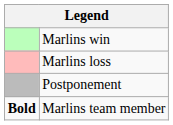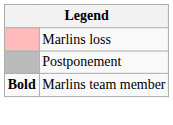- row: (76, 39)
